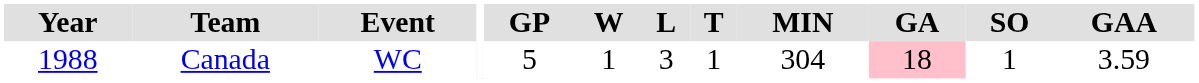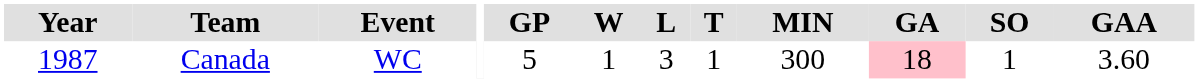(68, 59) 1988 -> (68, 59) 1987
(803, 59) 304 -> (803, 59) 300
(1124, 59) 3.59 -> (1124, 59) 3.60
